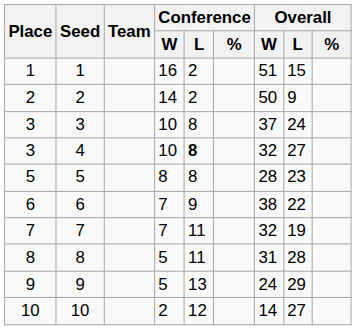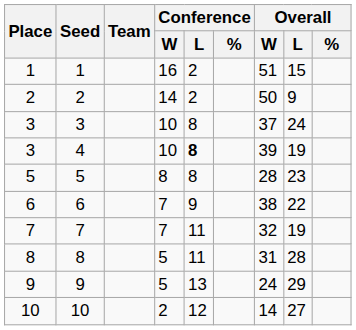(268, 151) 32 -> (268, 151) 39
(297, 151) 27 -> (297, 151) 19
